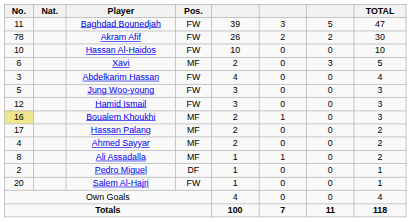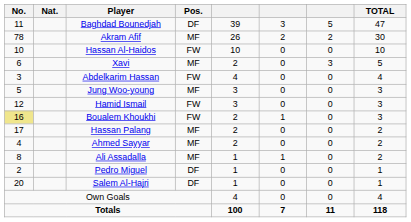(193, 24) FW -> (193, 24) DF
(193, 37) FW -> (193, 37) MF
(193, 90) FW -> (193, 90) MF
(193, 117) MF -> (193, 117) FW
(193, 183) FW -> (193, 183) DF
